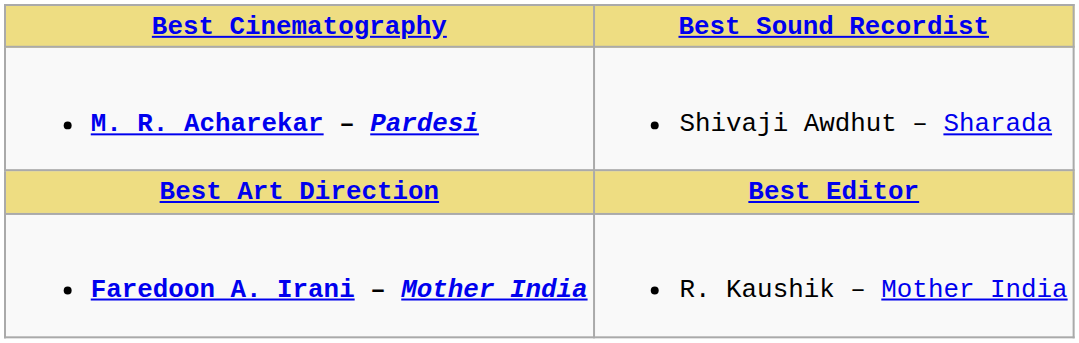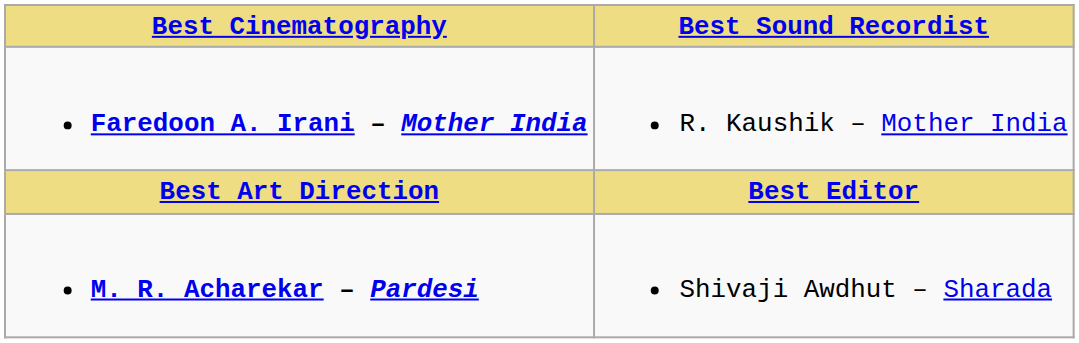rows swapped: (299, 290) <-> (299, 124)
